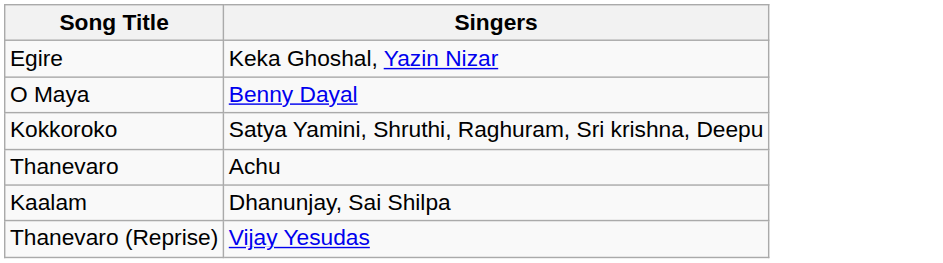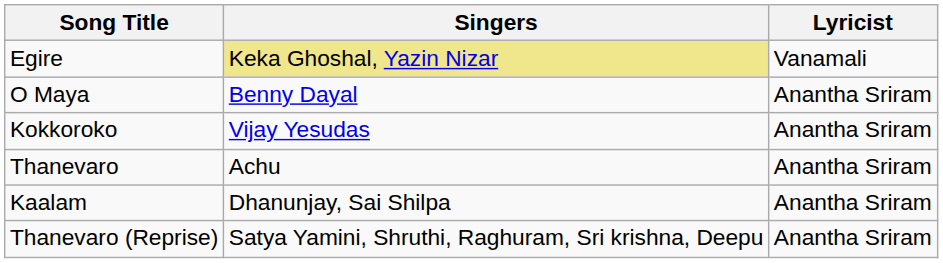+ column: (853, 22)
(363, 58) no background -> (363, 58) khaki background
(496, 130) Satya Yamini, Shruthi, Raghuram, Sri krishna, Deepu -> (299, 130) Vijay Yesudas
(299, 238) Vijay Yesudas -> (496, 238) Satya Yamini, Shruthi, Raghuram, Sri krishna, Deepu
